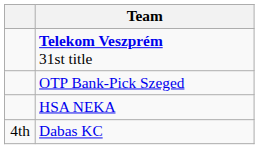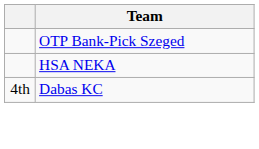- row: (101, 49)
